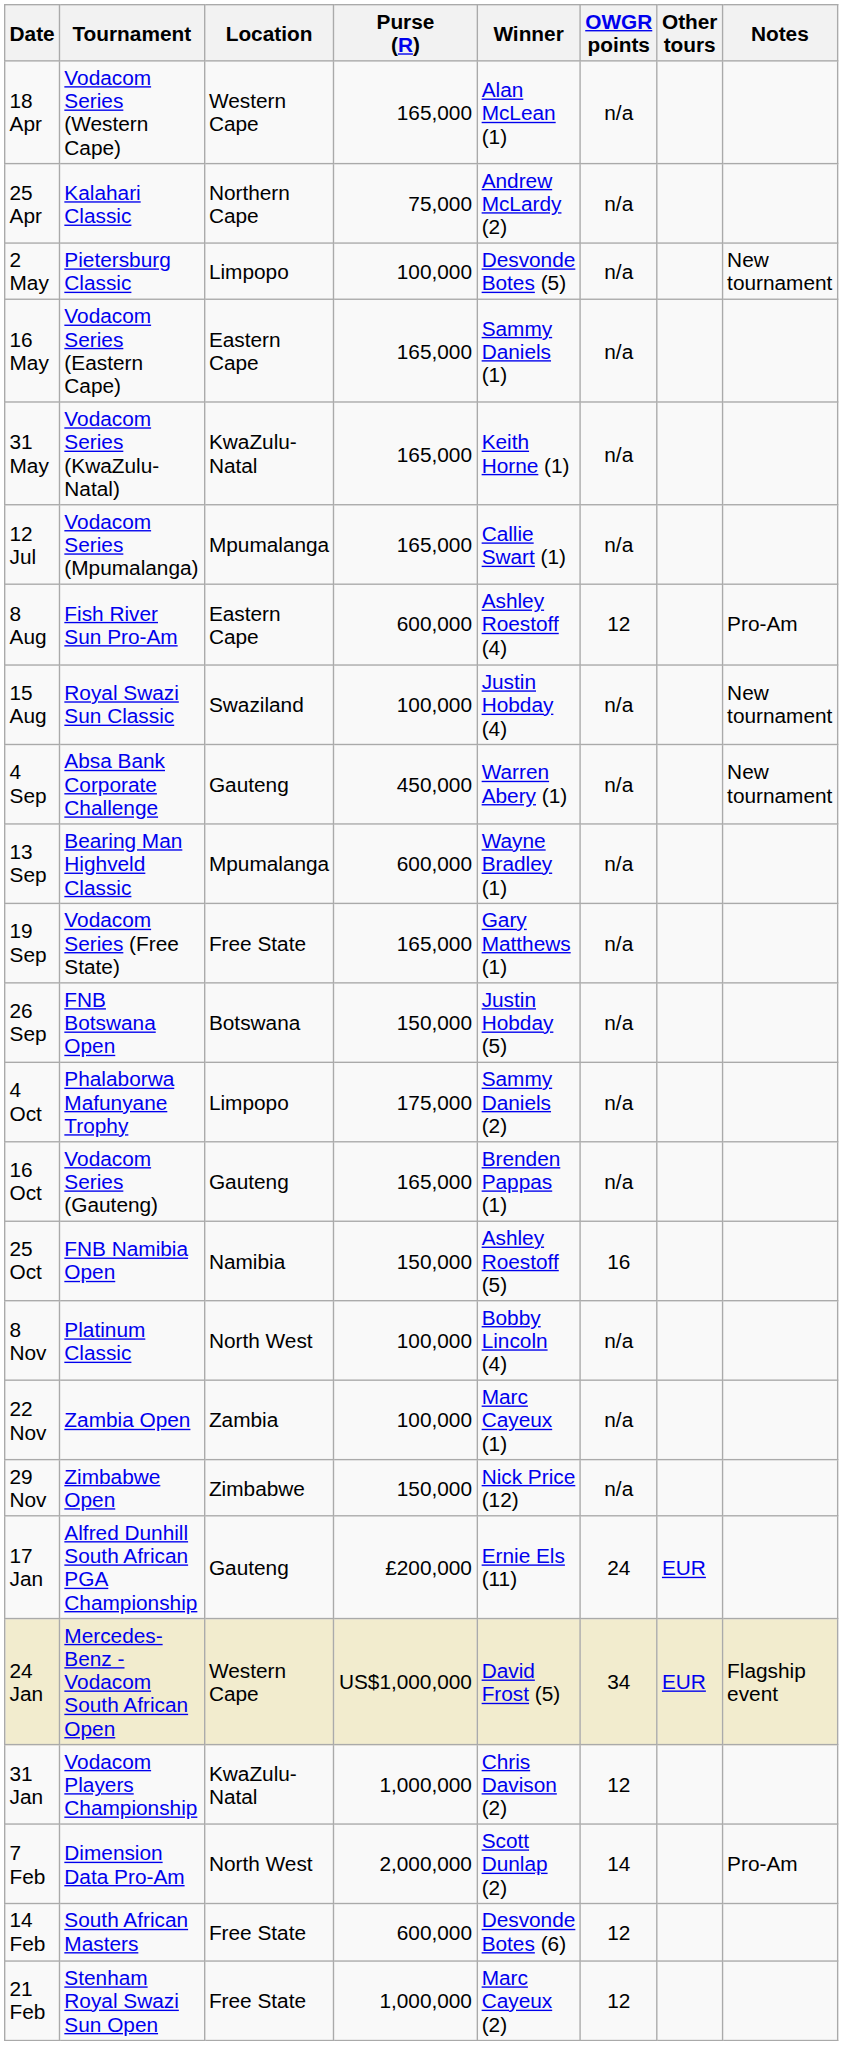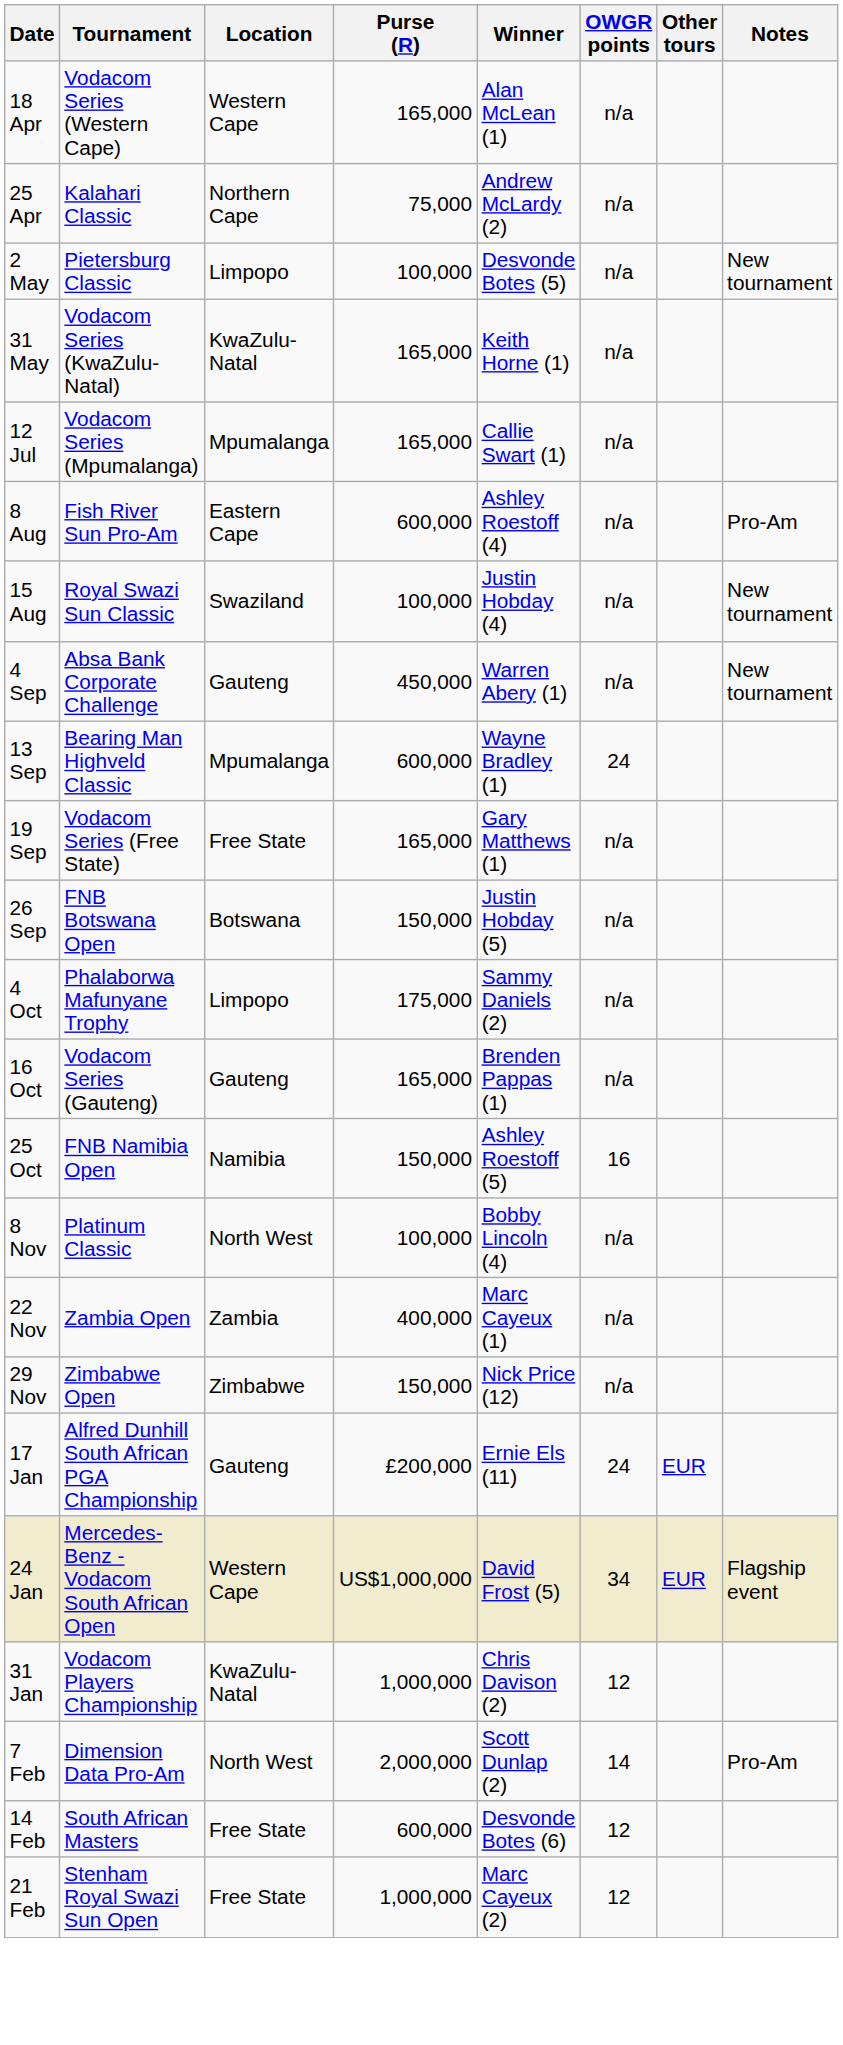- row: (29, 351)
(619, 625) 12 -> (619, 522) n/a
(619, 863) n/a -> (619, 761) 24
(434, 1420) 100,000 -> (434, 1317) 400,000
